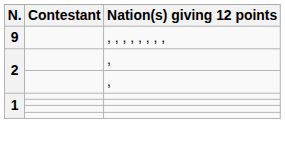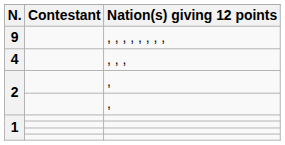+ row: (15, 59)
